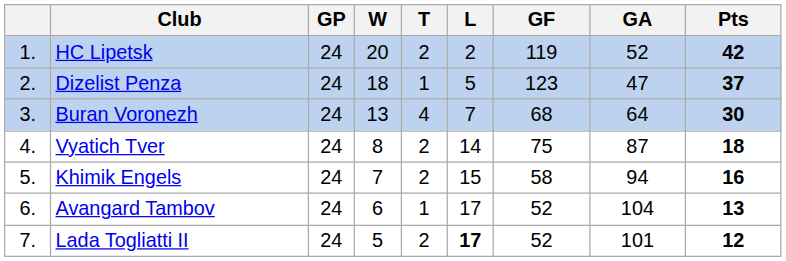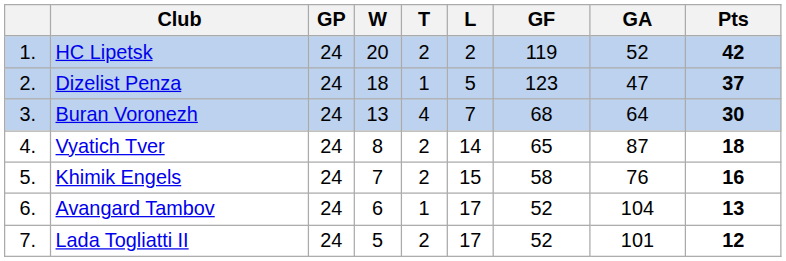(541, 146) 75 -> (541, 146) 65
(637, 177) 94 -> (637, 177) 76
(470, 240) bold -> (470, 240) normal
